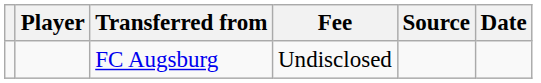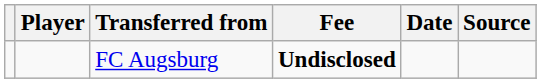columns swapped: (504, 22) <-> (436, 22)
(335, 59) normal -> (337, 59) bold
